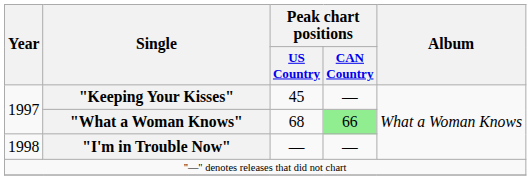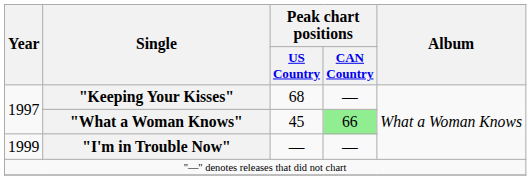(296, 96) 45 -> (296, 96) 68
(296, 121) 68 -> (296, 121) 45
(24, 146) 1998 -> (24, 146) 1999
